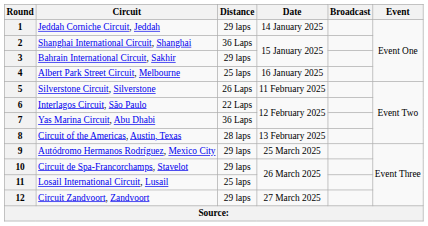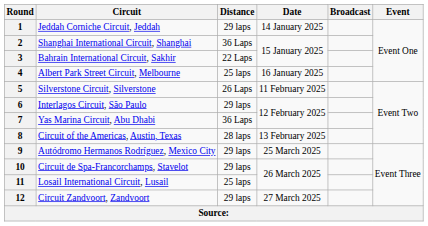(237, 58) 29 laps -> (237, 58) 22 Laps
(237, 104) 22 Laps -> (237, 104) 29 laps
